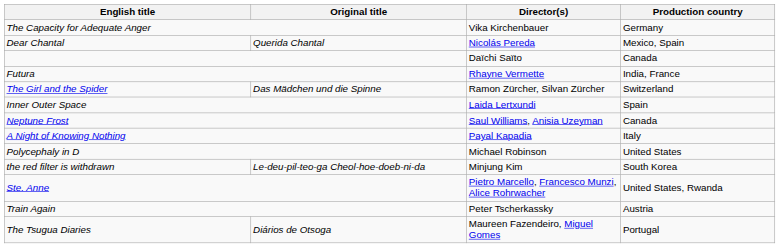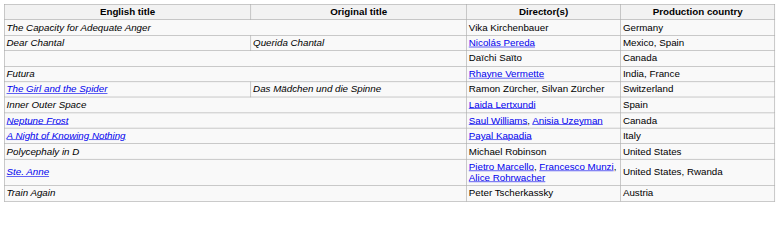- row: (61, 167)
- row: (49, 229)
